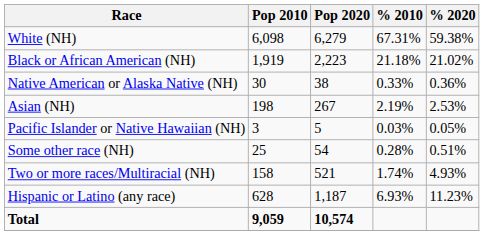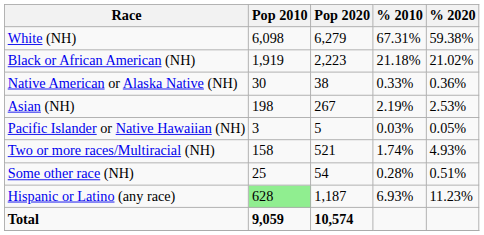rows swapped: (71, 151) <-> (111, 173)
(263, 196) no background -> (263, 196) lightgreen background
